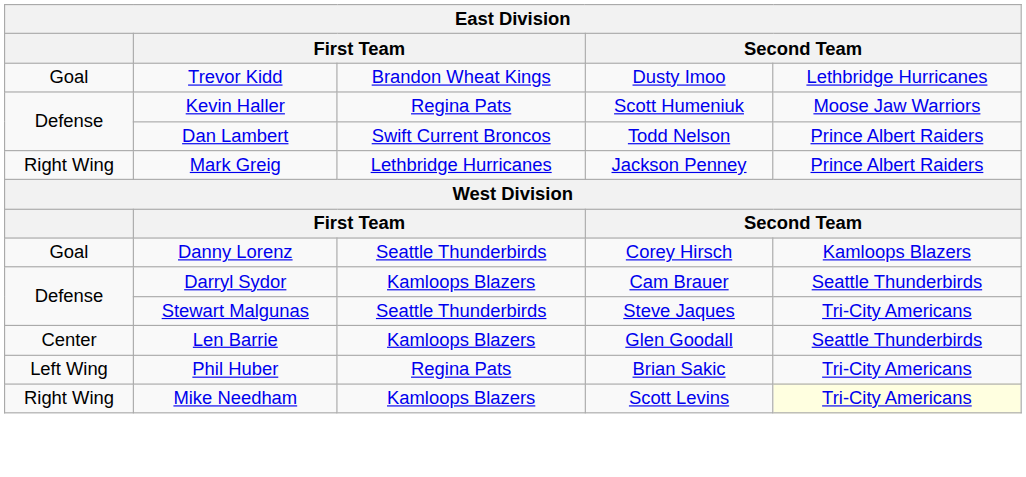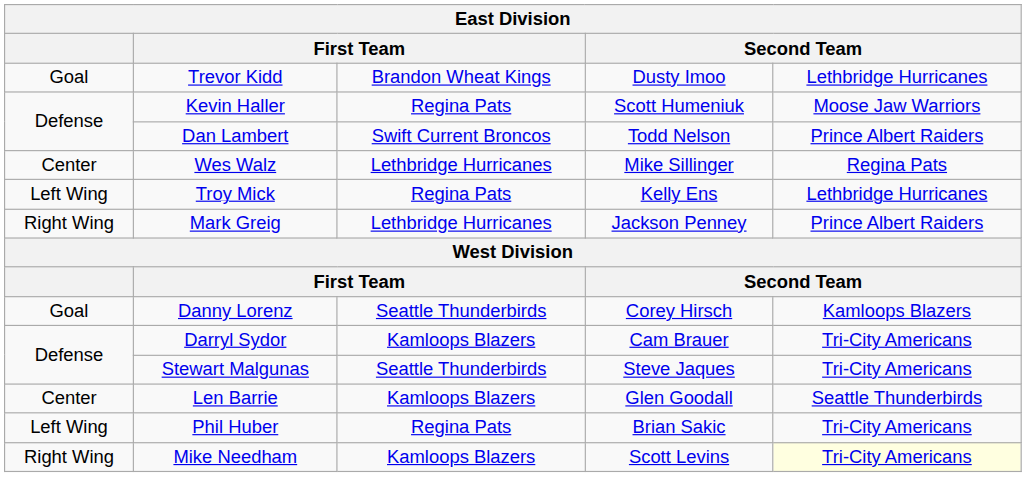+ row: (235, 164)
+ row: (235, 194)
(897, 281) Seattle Thunderbirds -> (897, 340) Tri-City Americans
